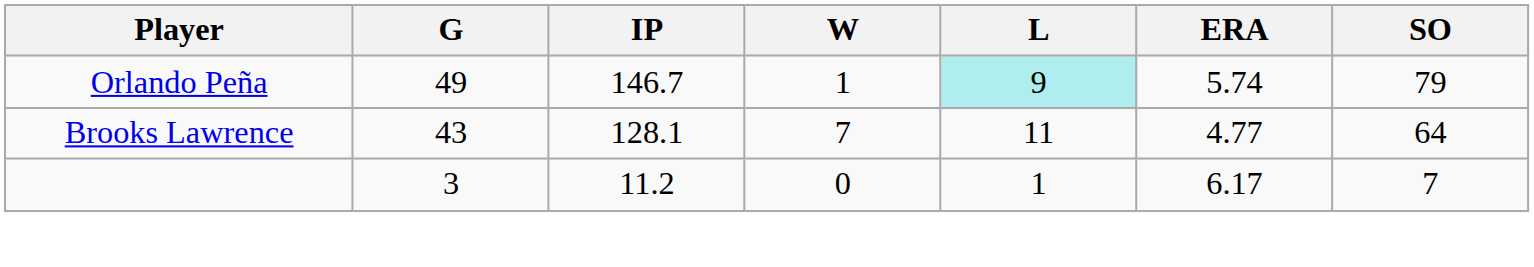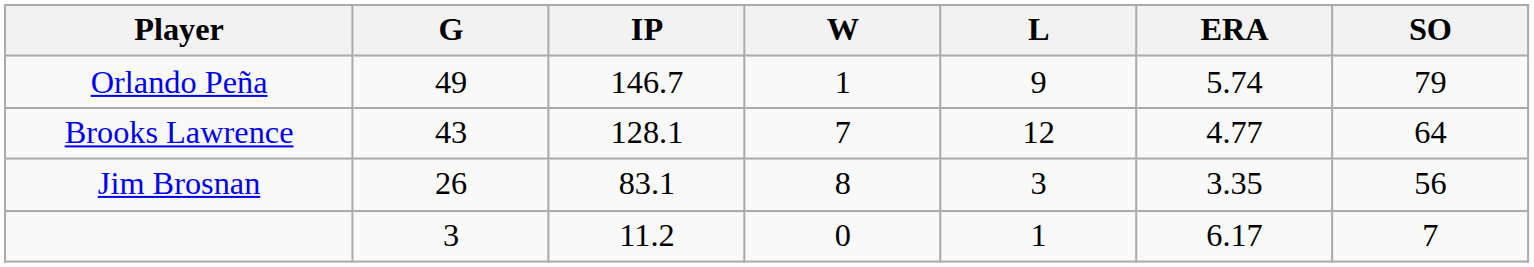(1039, 81) paleturquoise background -> (1039, 81) no background
(1039, 132) 11 -> (1039, 132) 12
+ row: (179, 183)
